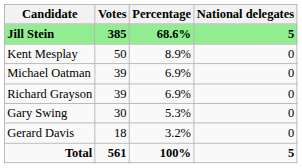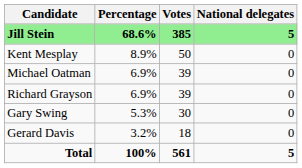columns swapped: (112, 14) <-> (162, 14)
